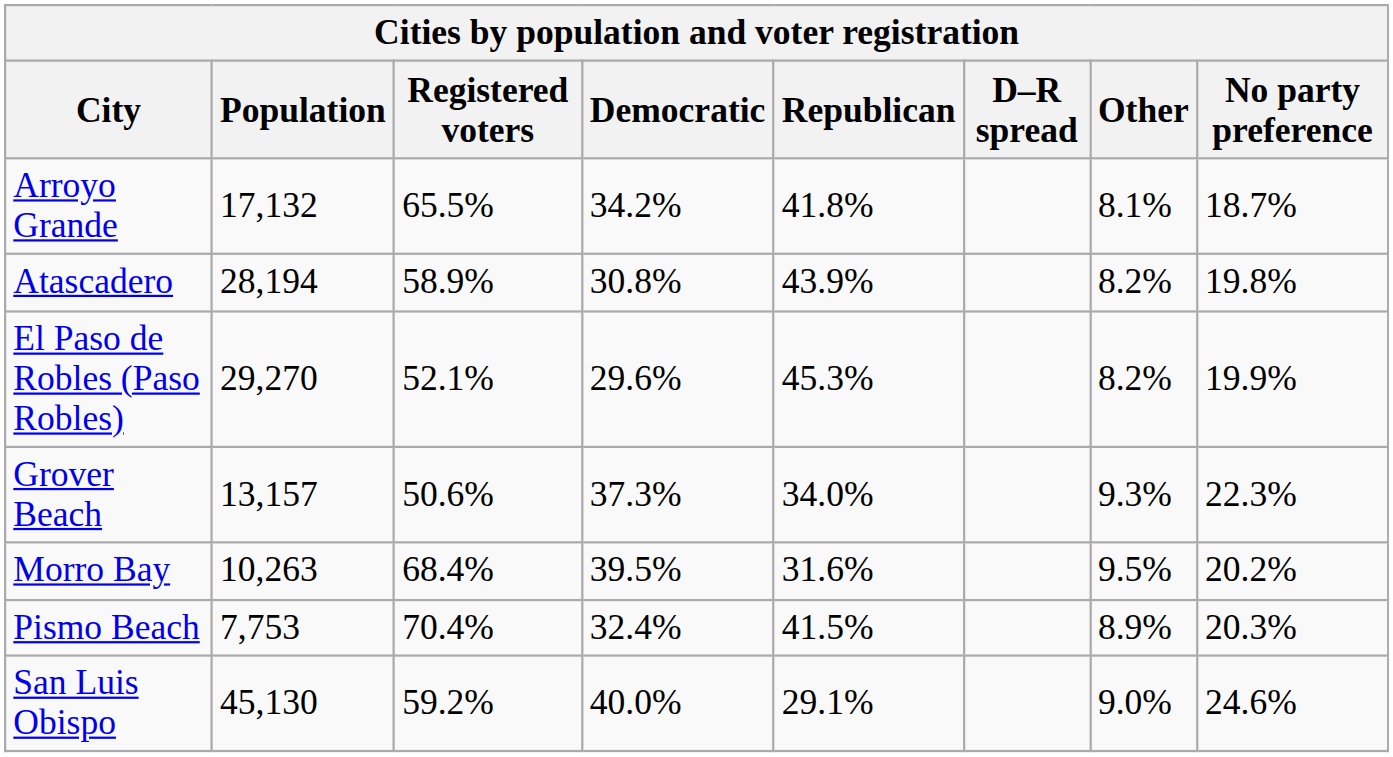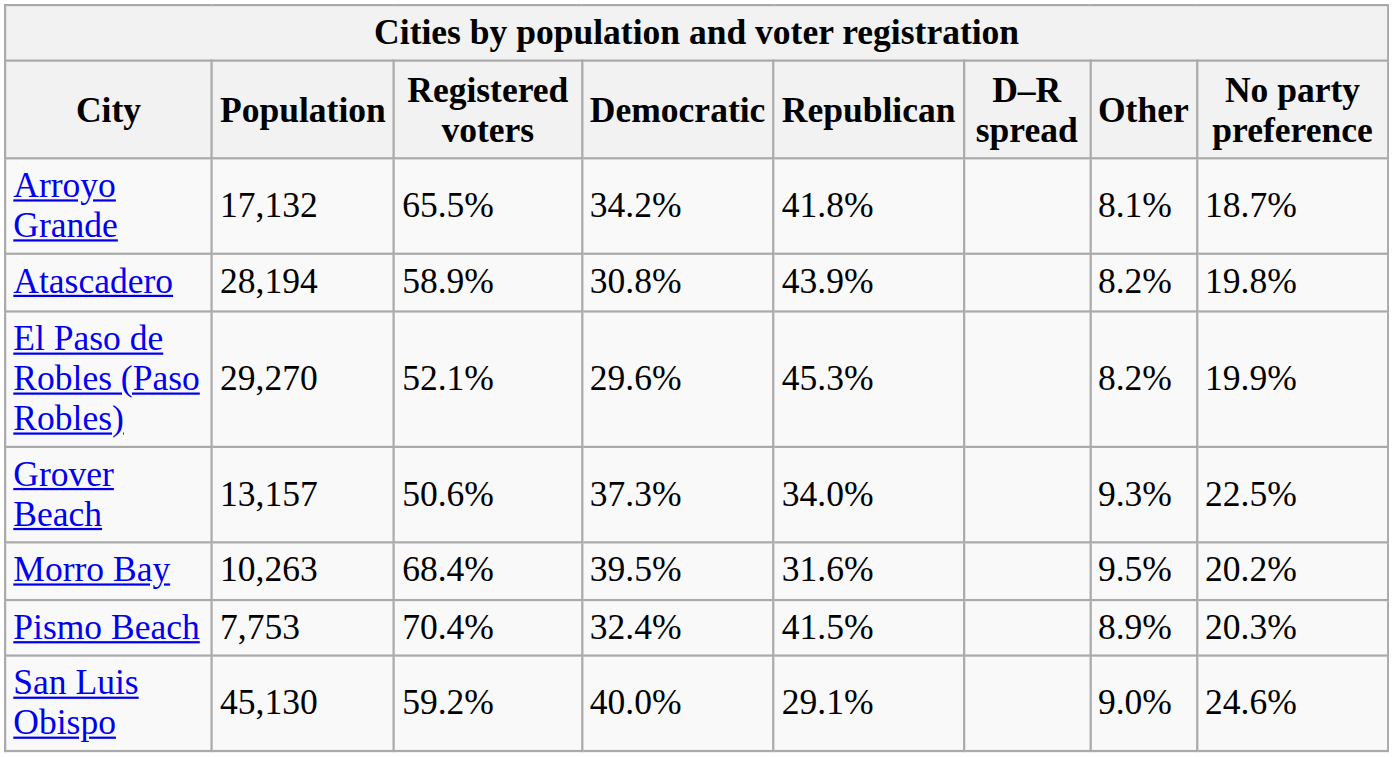(1251, 494) 22.3% -> (1251, 494) 22.5%
